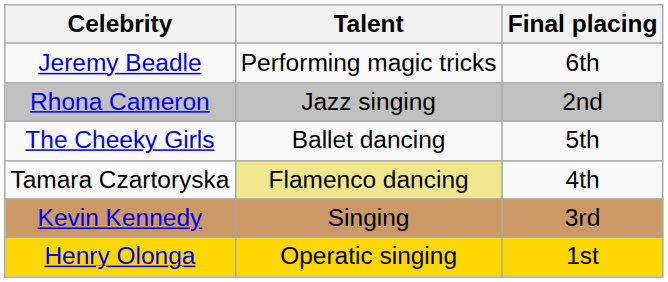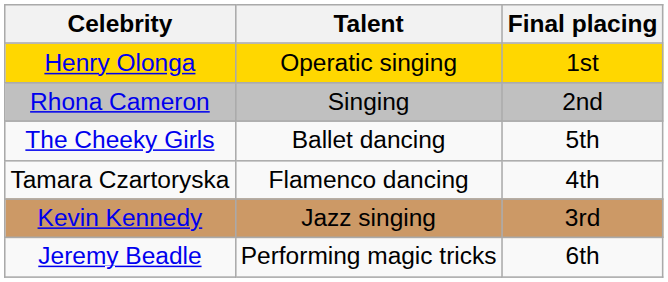rows swapped: (120, 62) <-> (120, 256)
(369, 101) Jazz singing -> (369, 101) Singing
(369, 179) khaki background -> (369, 179) no background
(369, 218) Singing -> (369, 218) Jazz singing
